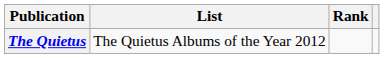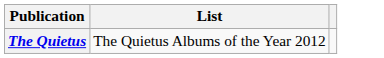- column: (351, 16)
